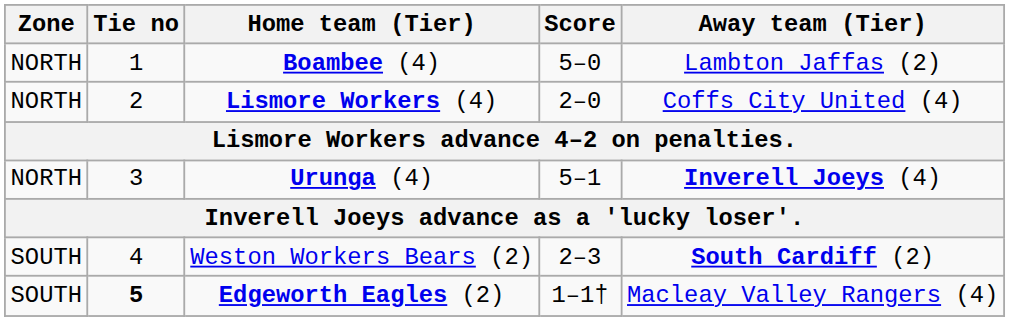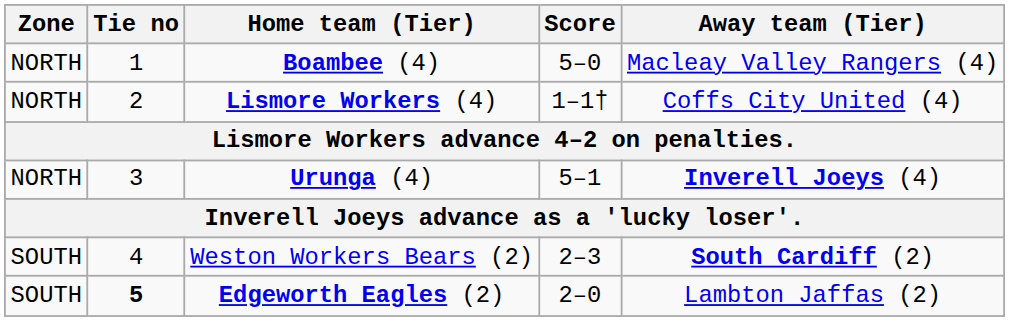(813, 63) Lambton Jaffas (2) -> (813, 63) Macleay Valley Rangers (4)
(580, 102) 2–0 -> (580, 102) 1–1†
(580, 296) 1–1† -> (580, 296) 2–0
(813, 296) Macleay Valley Rangers (4) -> (813, 296) Lambton Jaffas (2)
